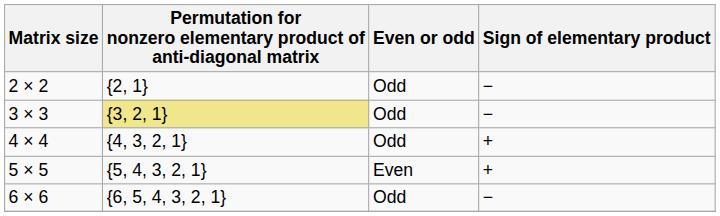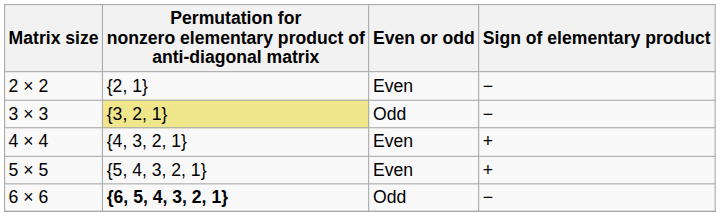(390, 85) Odd -> (393, 85) Even
(390, 141) Odd -> (393, 141) Even
(166, 197) normal -> (167, 197) bold
